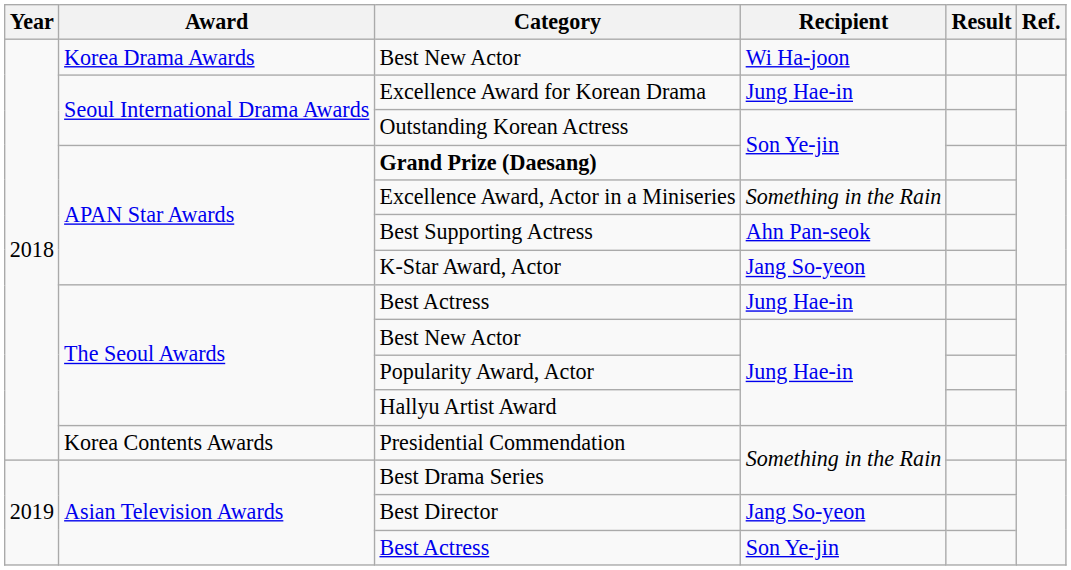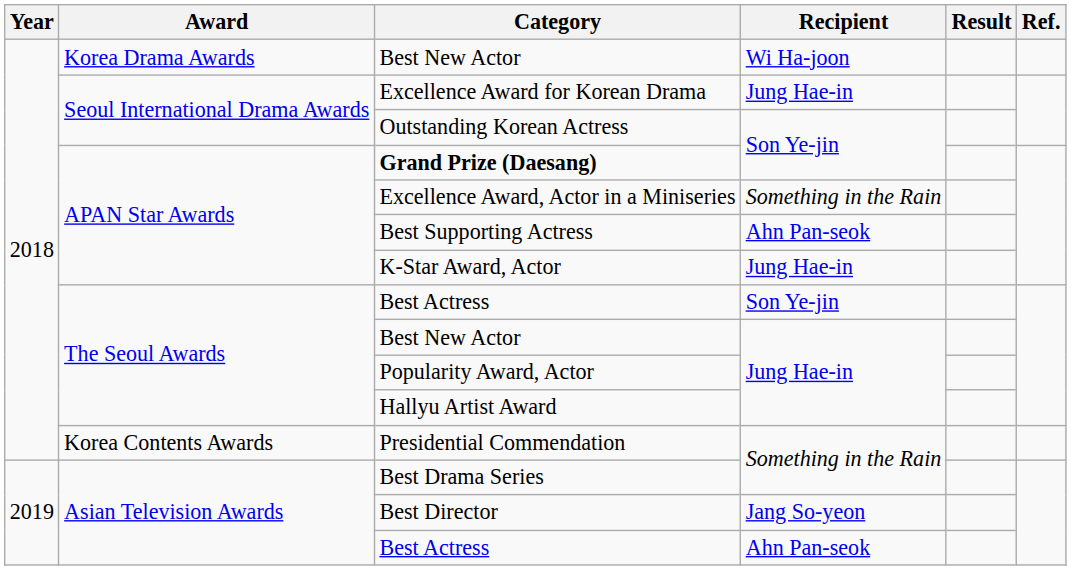(805, 267) Jang So-yeon -> (799, 267) Jung Hae-in
(799, 302) Jung Hae-in -> (792, 302) Son Ye-jin
(792, 547) Son Ye-jin -> (808, 547) Ahn Pan-seok
